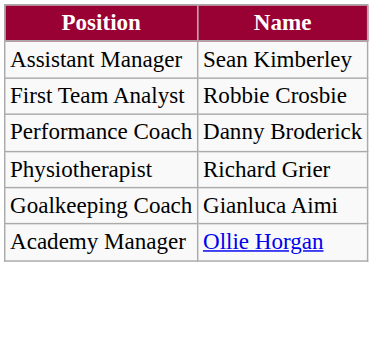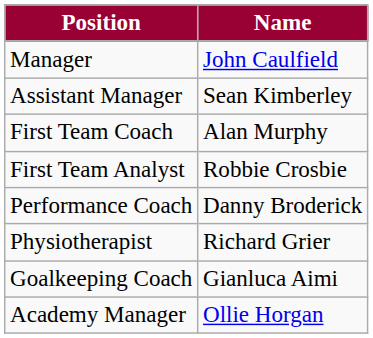+ row: (51, 59)
+ row: (92, 132)
